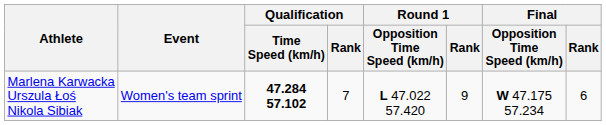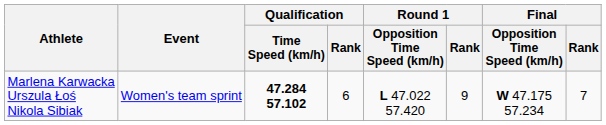(346, 96) 7 -> (346, 96) 6
(584, 96) 6 -> (584, 96) 7
